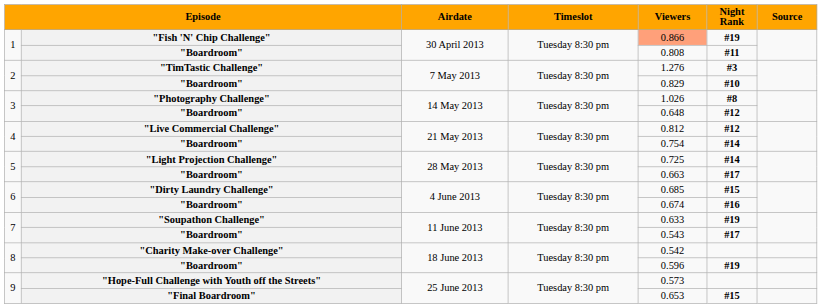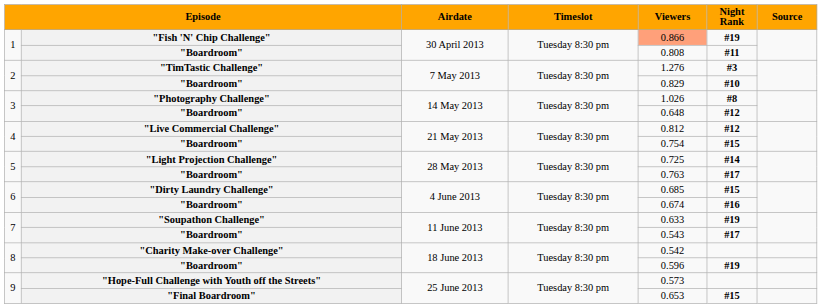(732, 144) #14 -> (732, 144) #15
(673, 174) 0.663 -> (673, 174) 0.763
